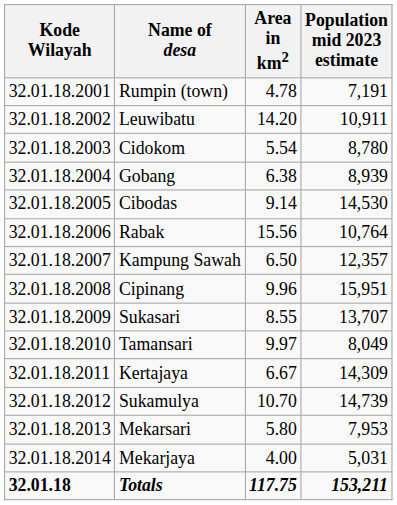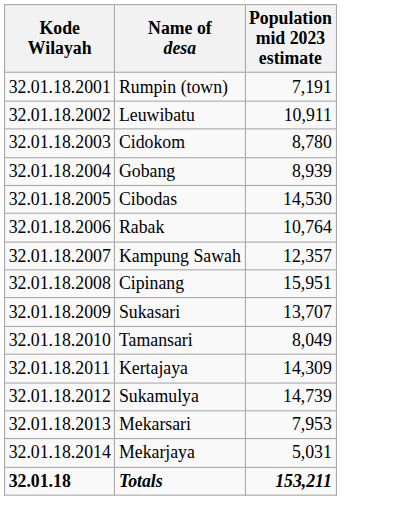- column: (273, 40)
